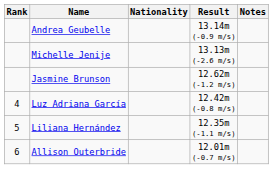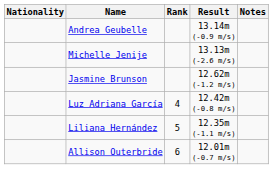columns swapped: (17, 11) <-> (159, 11)
